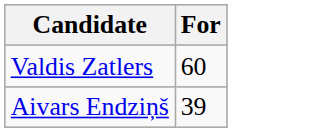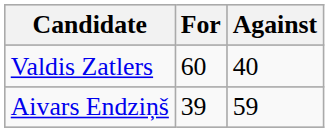+ column: (275, 24)
